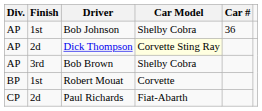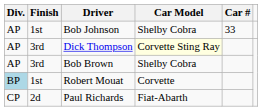(230, 30) 36 -> (230, 30) 33
(35, 47) 2d -> (37, 47) 3rd
(13, 81) no background -> (13, 81) lightblue background
